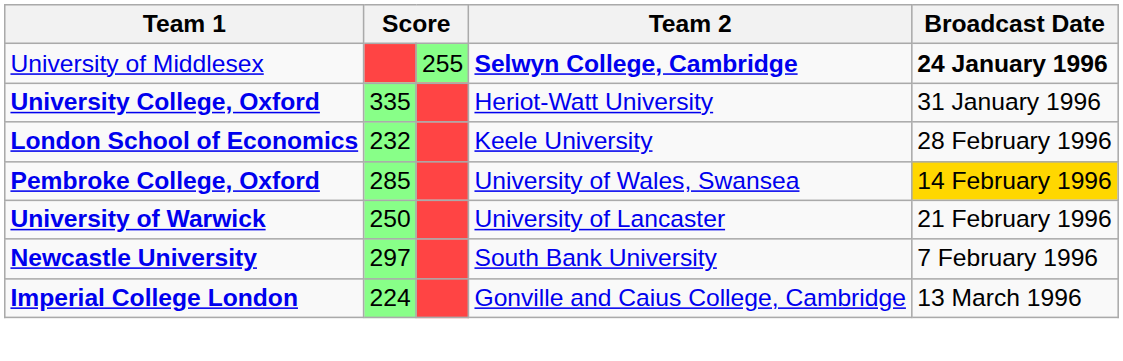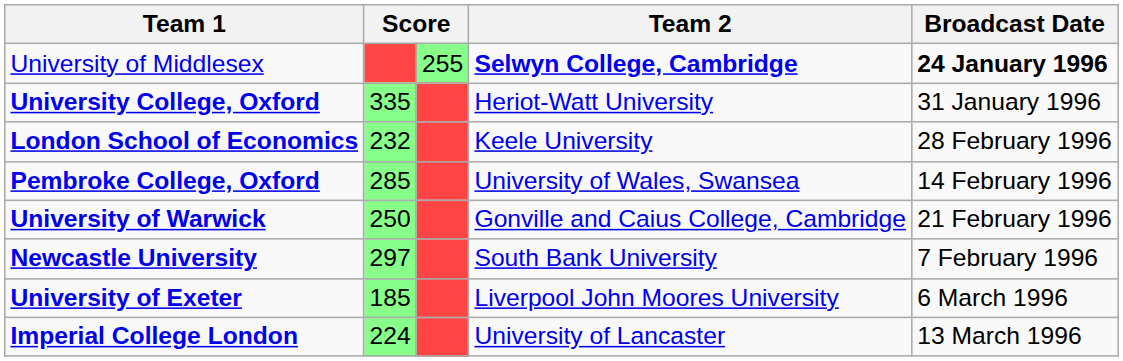(1015, 180) gold background -> (1015, 180) no background
(600, 219) University of Lancaster -> (690, 219) Gonville and Caius College, Cambridge
+ row: (126, 297)
(690, 297) Gonville and Caius College, Cambridge -> (600, 336) University of Lancaster
